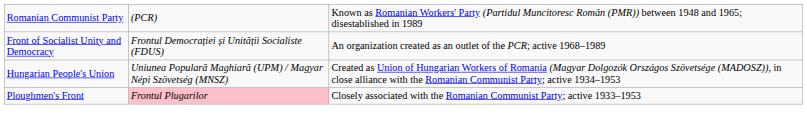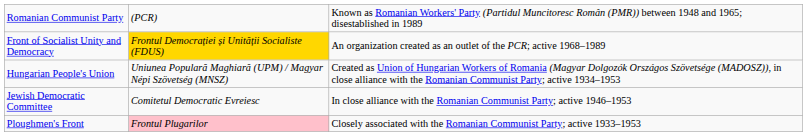(216, 46) no background -> (216, 46) gold background
+ row: (46, 101)
